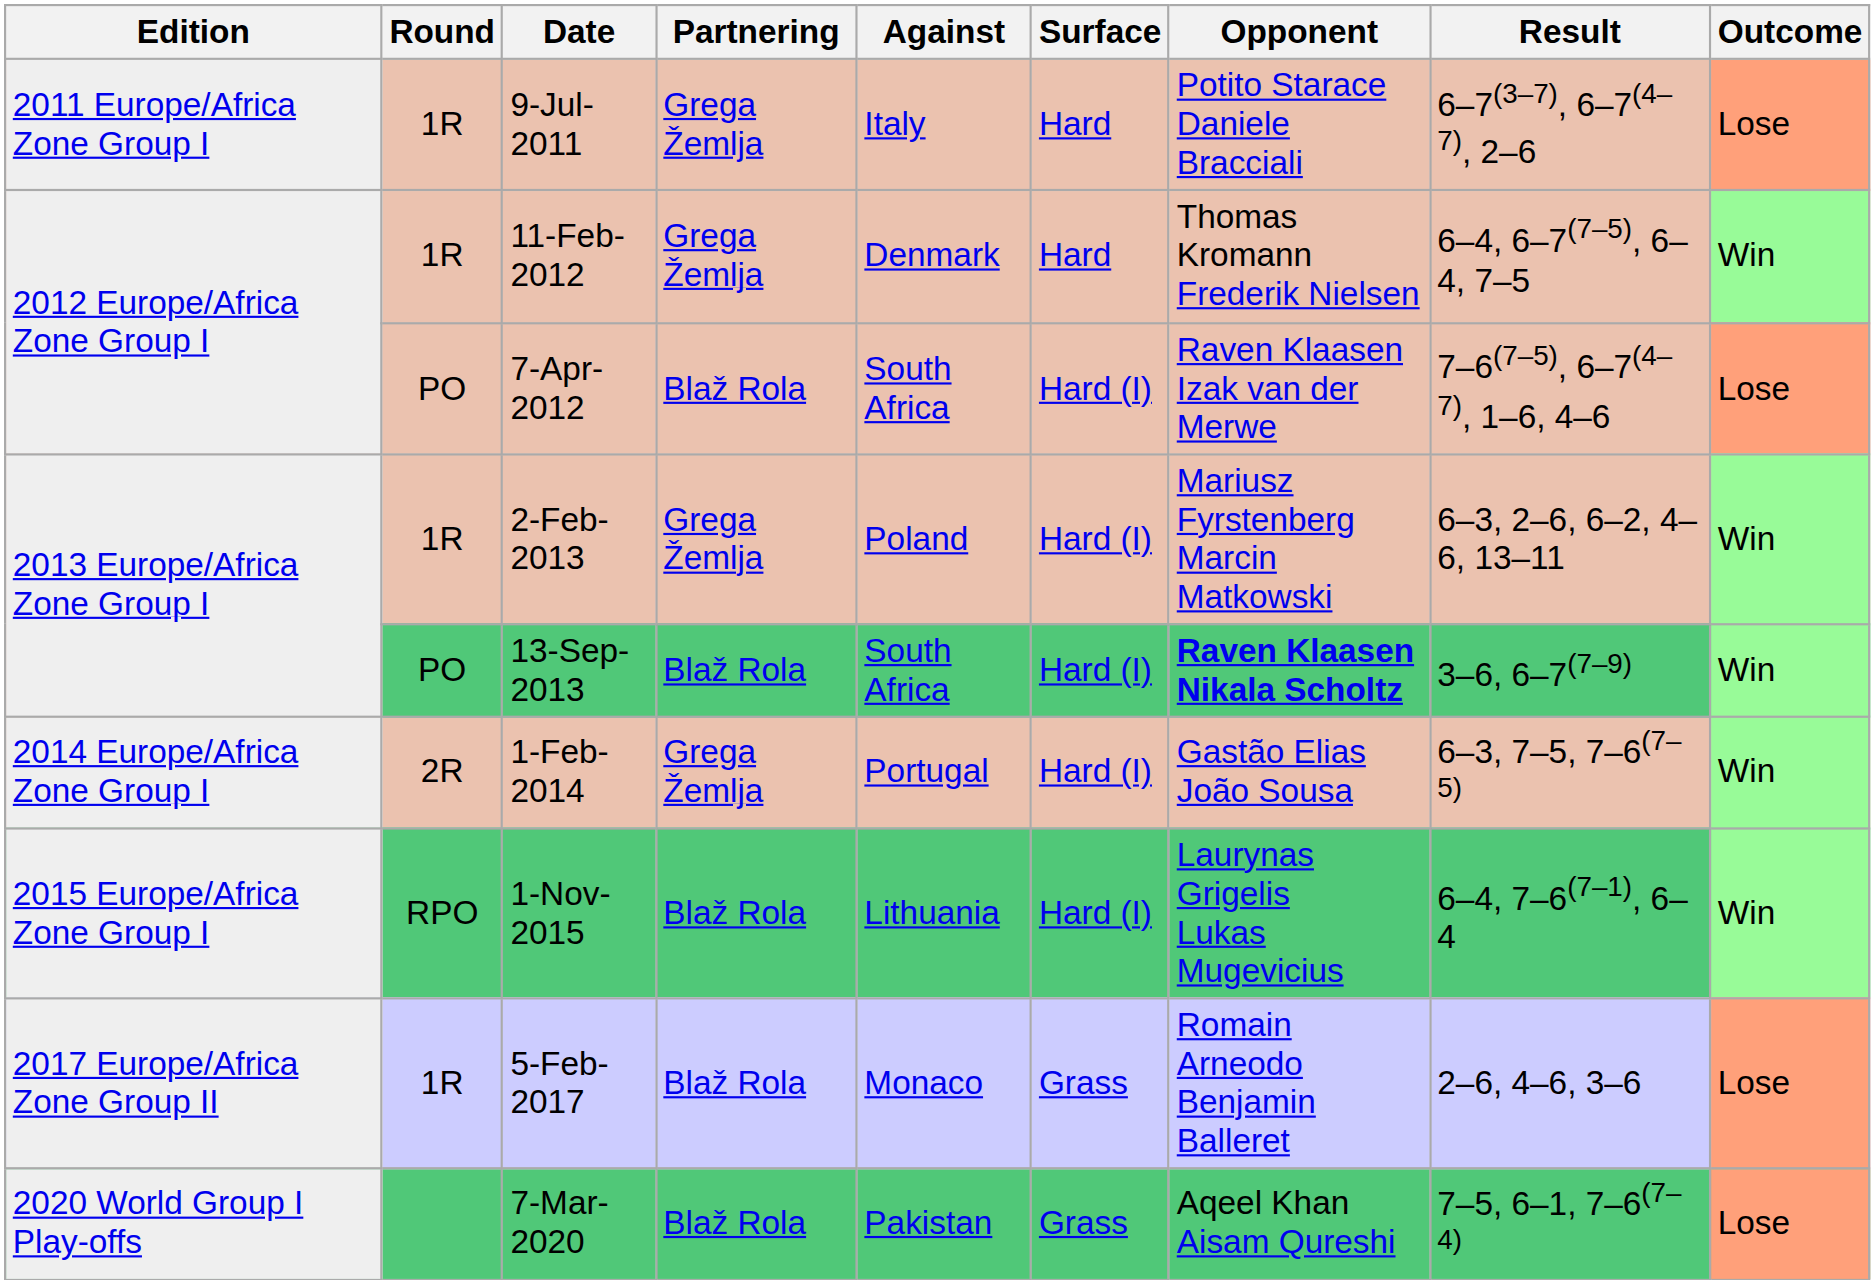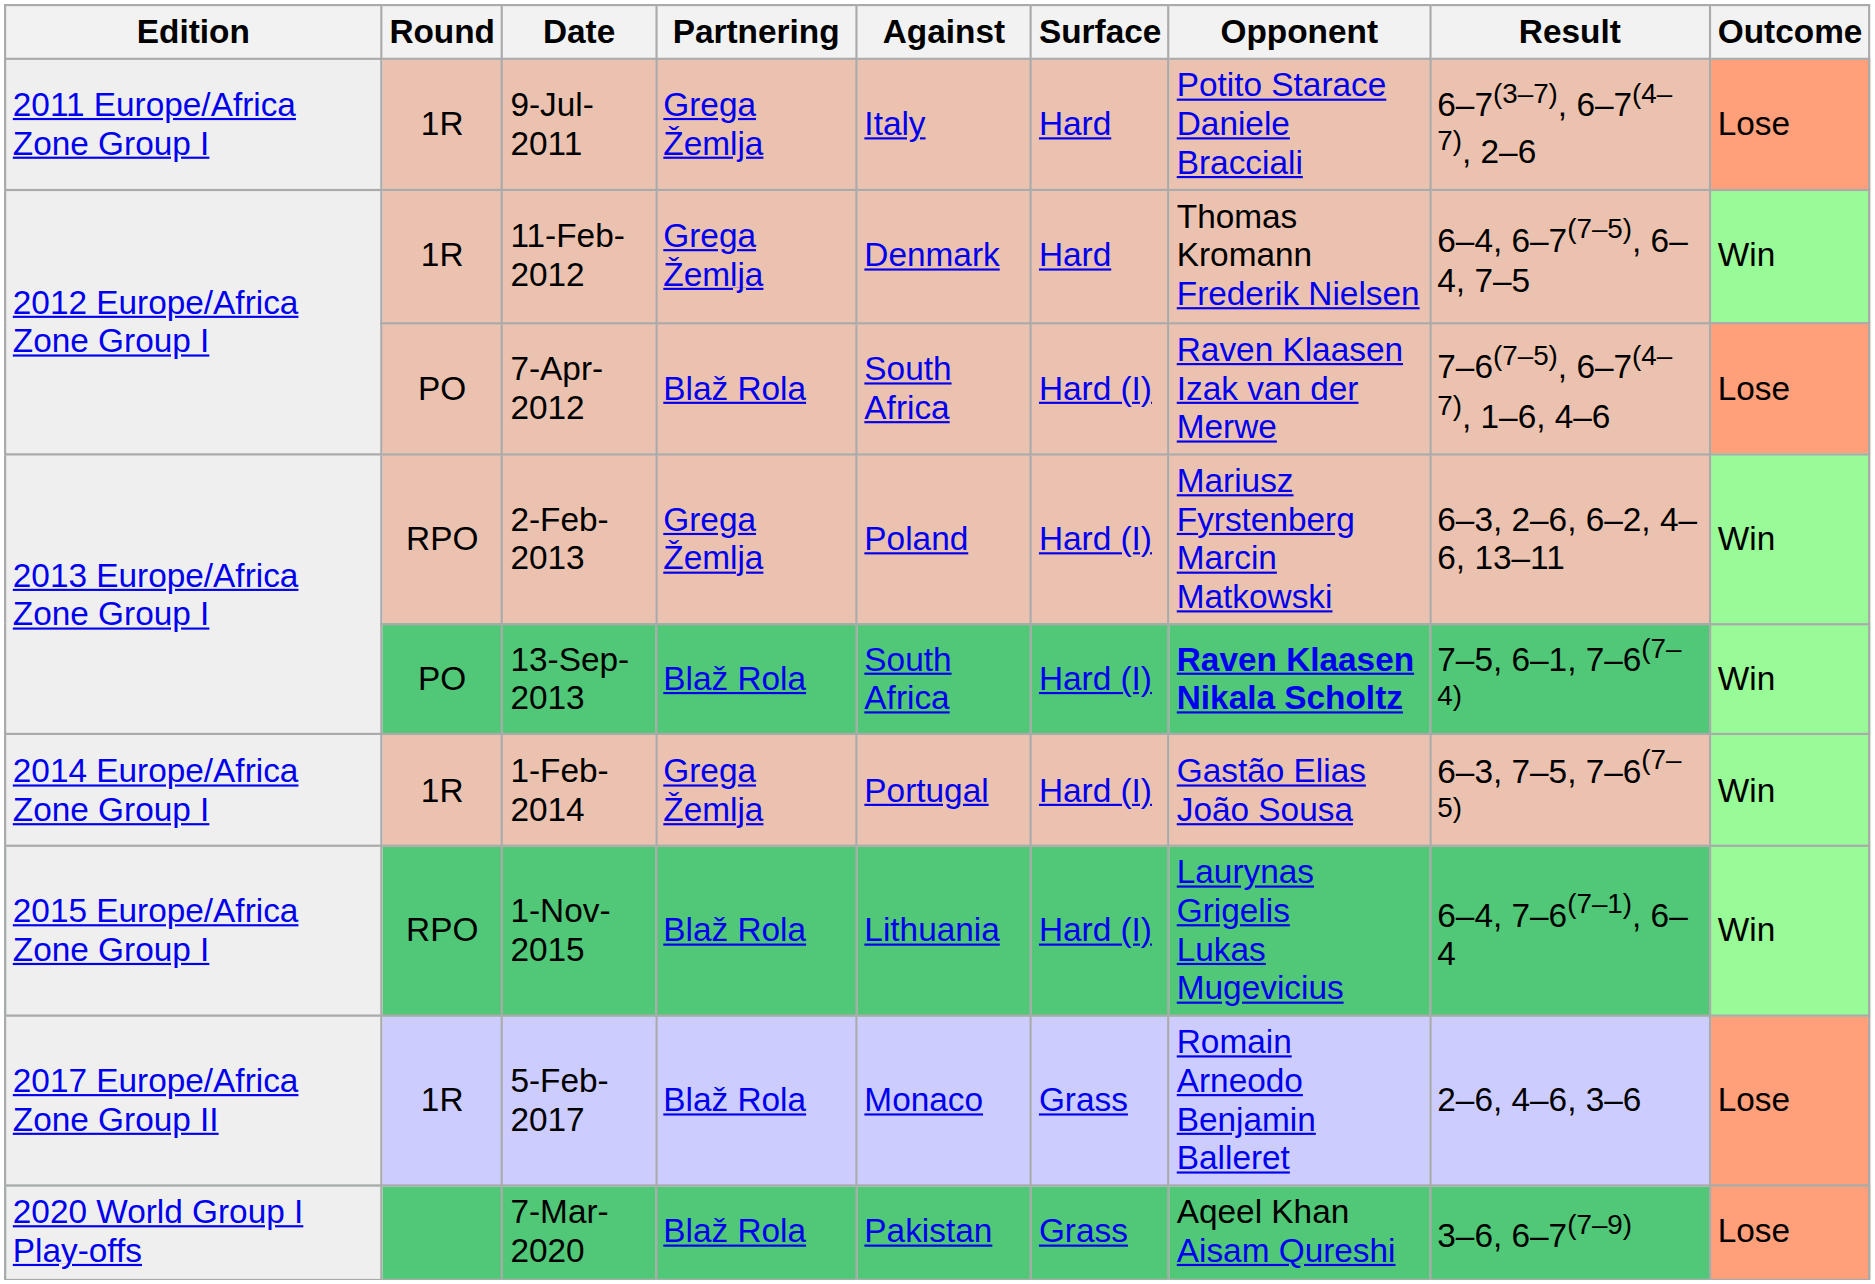(442, 537) 1R -> (442, 537) RPO
(1535, 669) 3–6, 6–7(7–9) -> (1559, 671) 7–5, 6–1, 7–6(7–4)
(442, 771) 2R -> (442, 789) 1R
(1559, 1215) 7–5, 6–1, 7–6(7–4) -> (1535, 1231) 3–6, 6–7(7–9)
